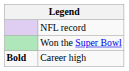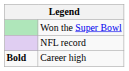rows swapped: (81, 43) <-> (63, 27)
